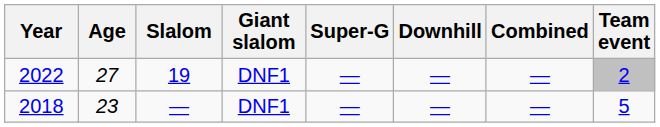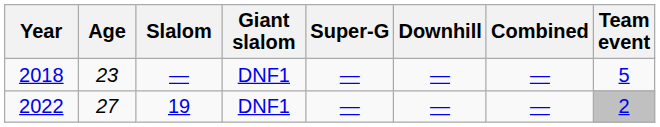rows swapped: (41, 106) <-> (41, 74)
